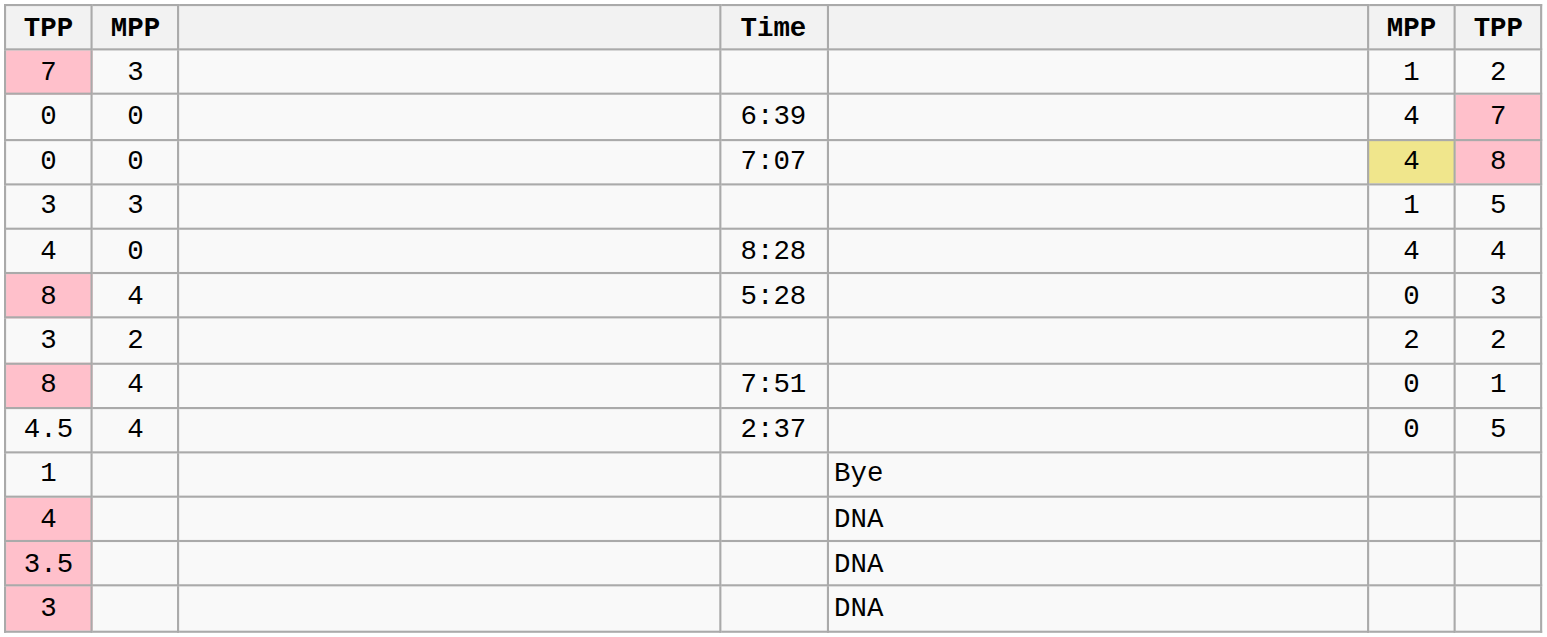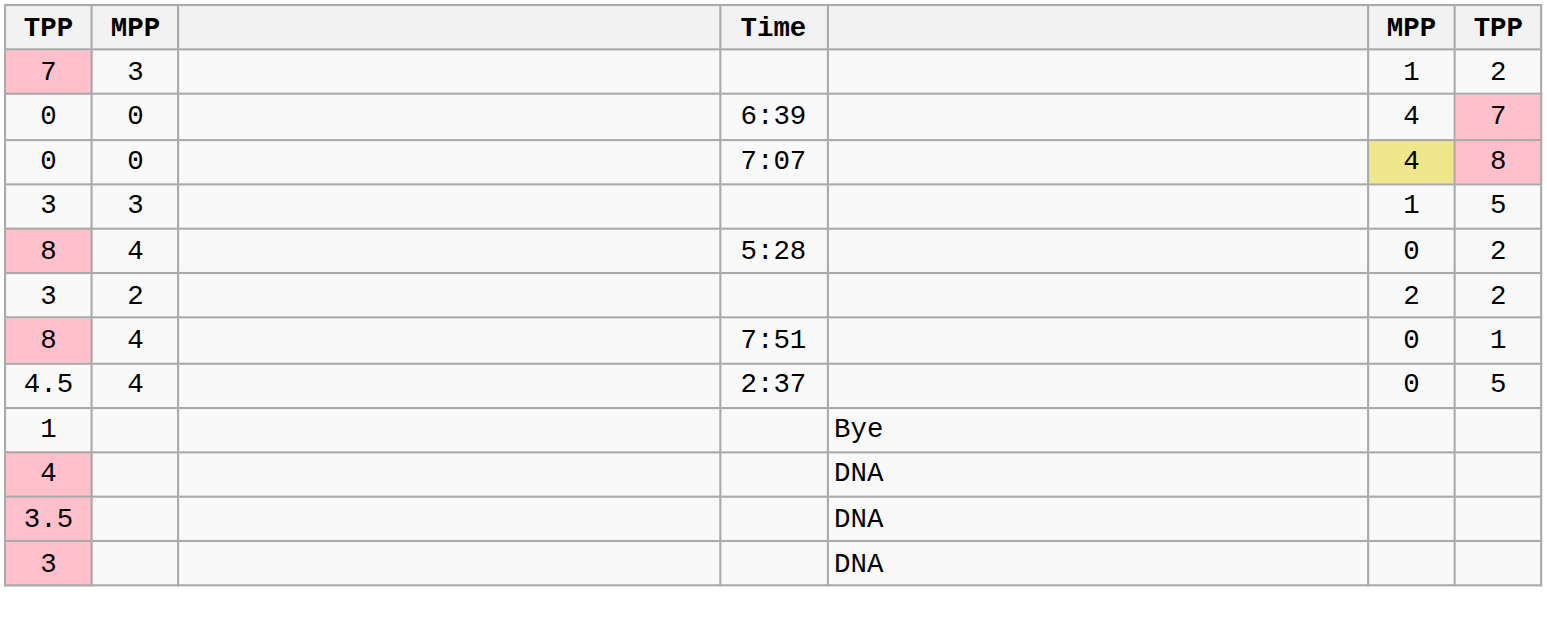- row: (49, 251)
(1498, 296) 3 -> (1498, 251) 2
